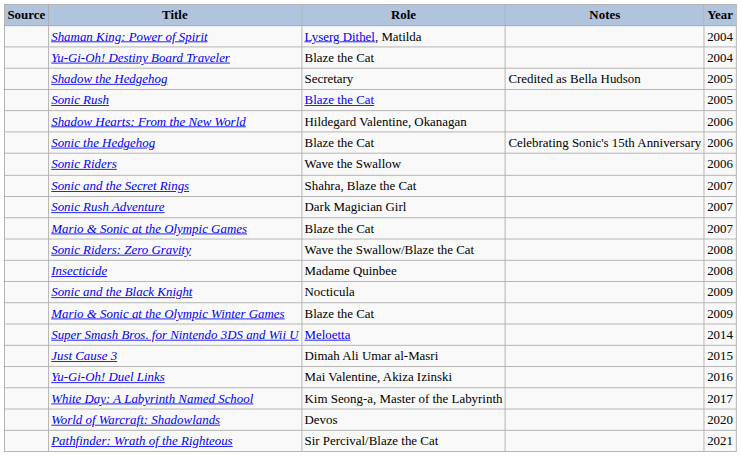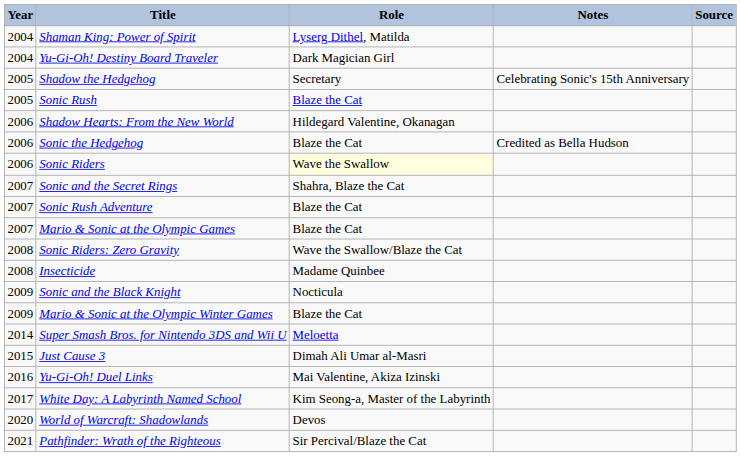columns swapped: (720, 15) <-> (26, 15)
(339, 57) Blaze the Cat -> (343, 57) Dark Magician Girl
(575, 79) Credited as Bella Hudson -> (593, 79) Celebrating Sonic's 15th Anniversary
(605, 143) Celebrating Sonic's 15th Anniversary -> (563, 143) Credited as Bella Hudson
(353, 164) no background -> (341, 164) lightyellow background
(355, 207) Dark Magician Girl -> (327, 207) Blaze the Cat
